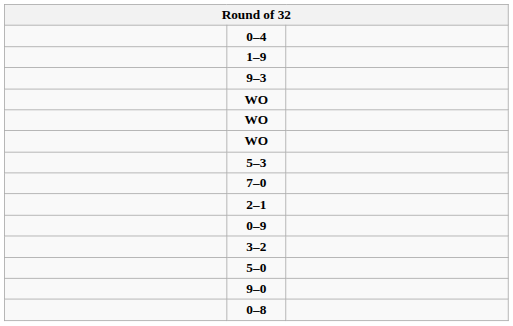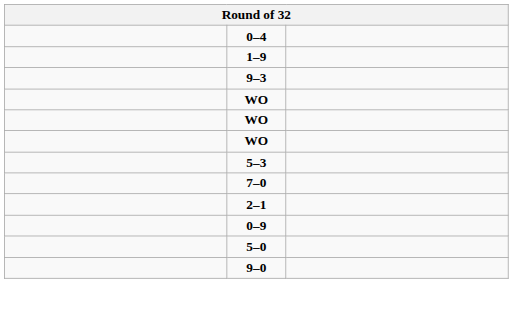- row: (116, 247)
- row: (116, 310)
